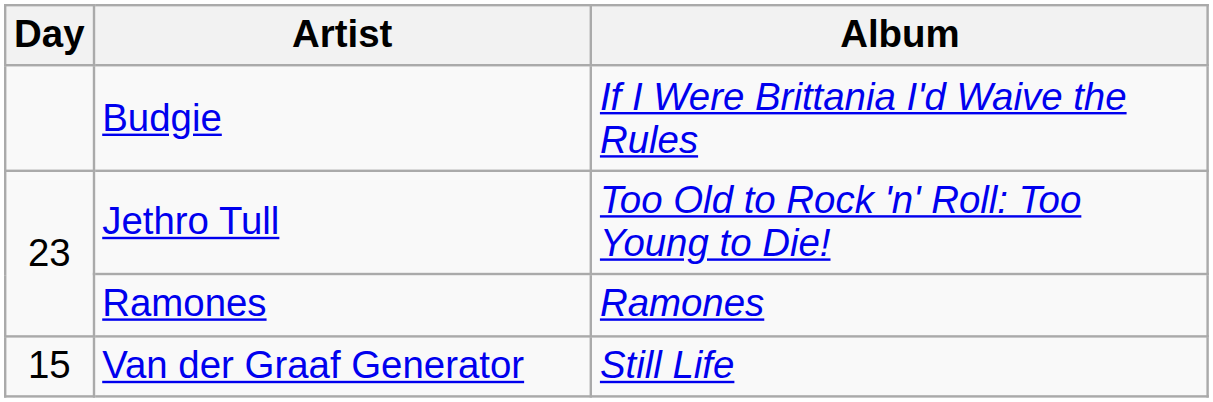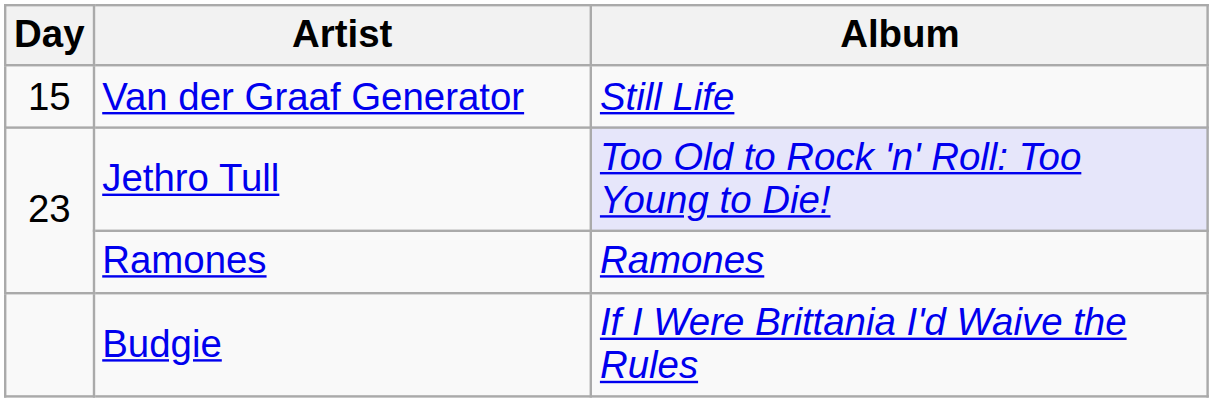rows swapped: (313, 364) <-> (162, 117)
(841, 221) no background -> (841, 178) lavender background
